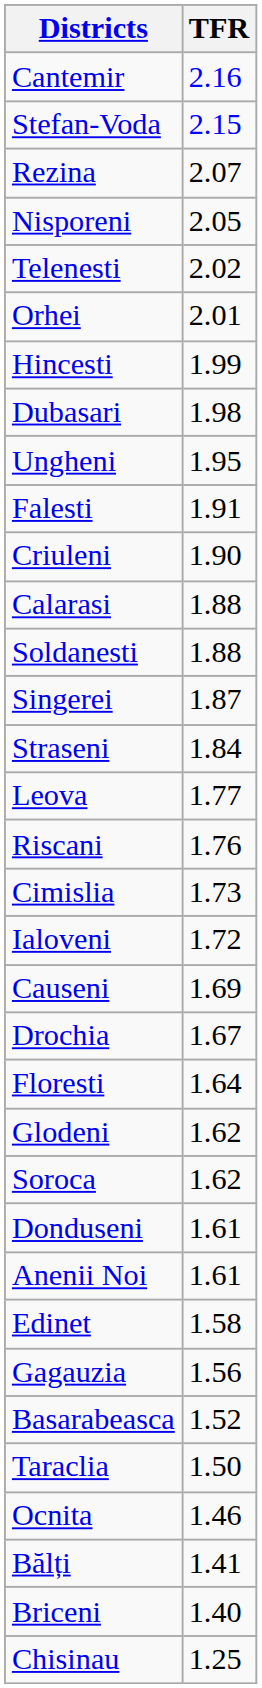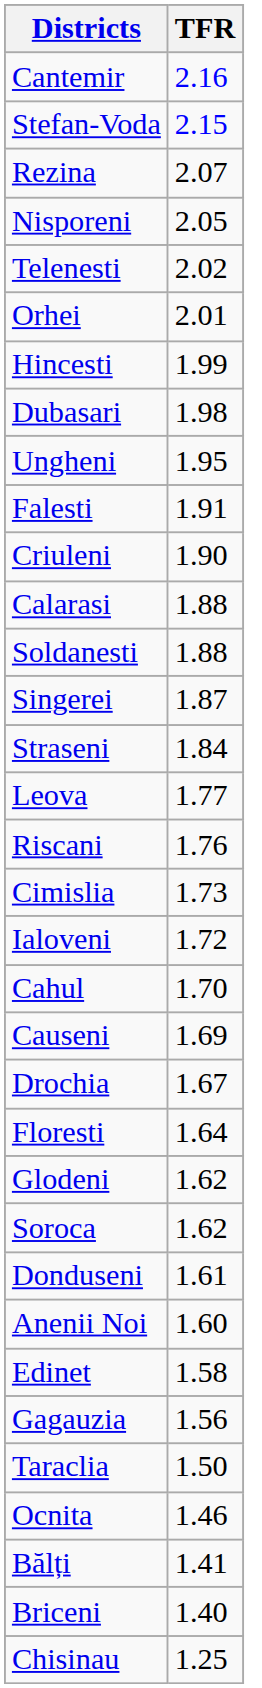+ row: (48, 987)
(215, 1275) 1.61 -> (201, 1323) 1.60
- row: (93, 1419)
